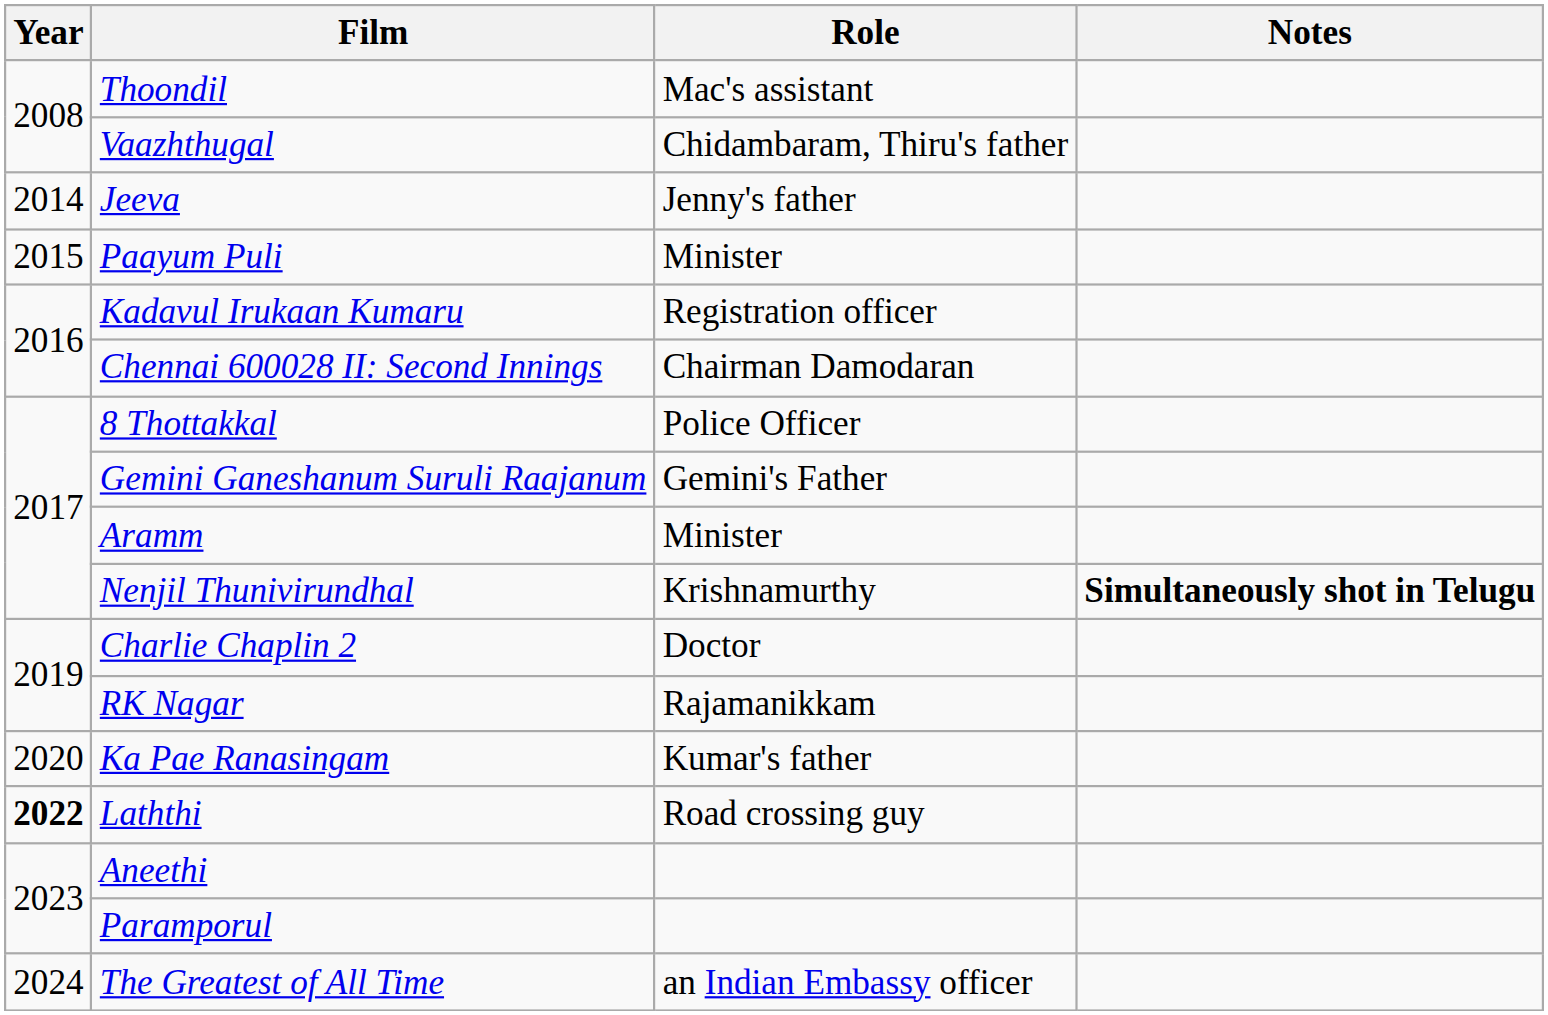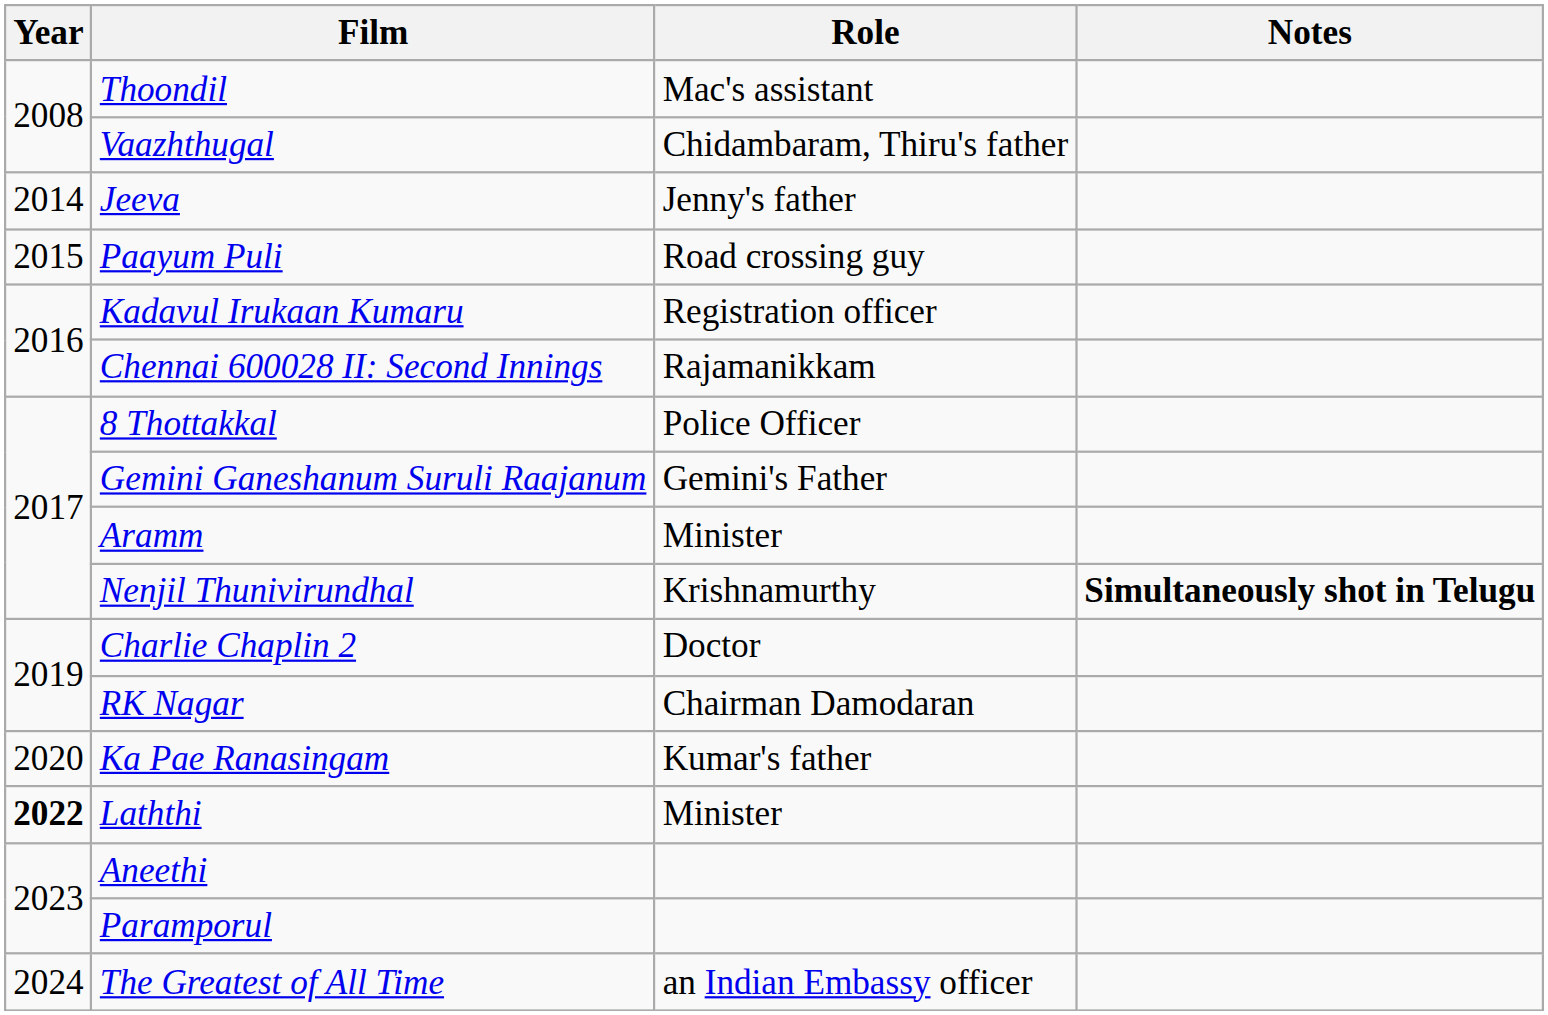(722, 255) Minister -> (794, 255) Road crossing guy
(819, 367) Chairman Damodaran -> (769, 367) Rajamanikkam
(769, 702) Rajamanikkam -> (819, 702) Chairman Damodaran
(794, 813) Road crossing guy -> (722, 813) Minister
